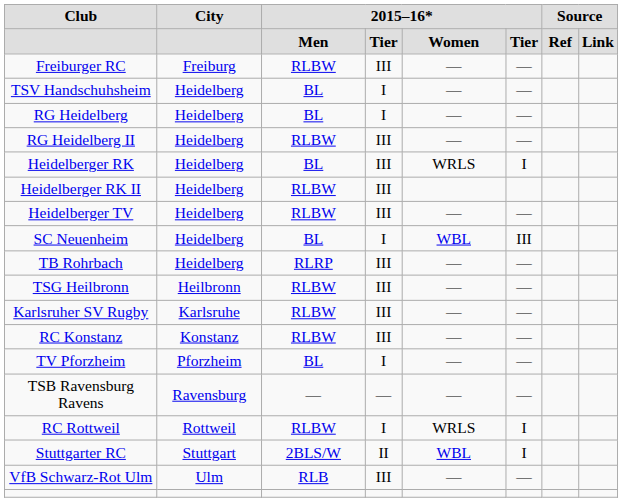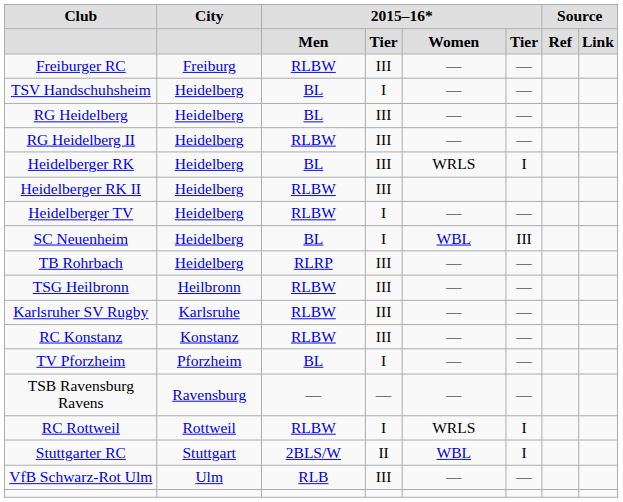(384, 115) I -> (384, 115) III
(384, 213) III -> (384, 213) I
